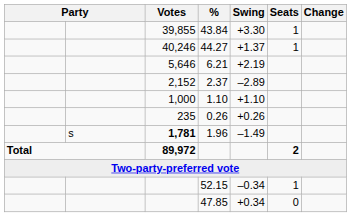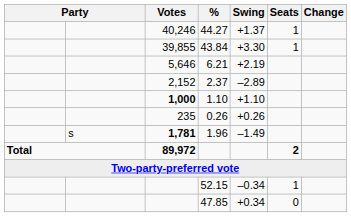rows swapped: (214, 47) <-> (214, 30)
(182, 99) normal -> (182, 99) bold
